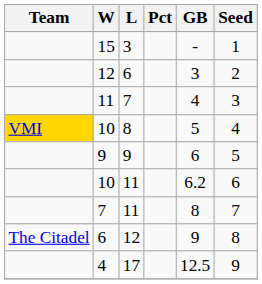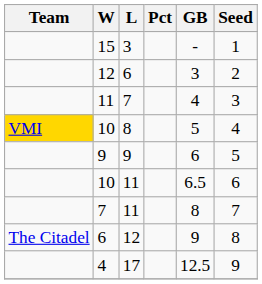(195, 182) 6.2 -> (195, 182) 6.5
